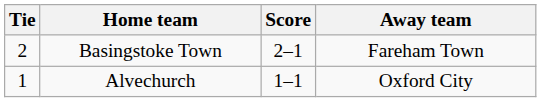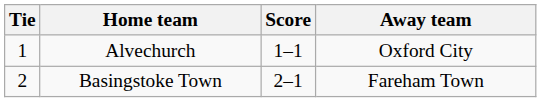rows swapped: (150, 81) <-> (150, 50)
